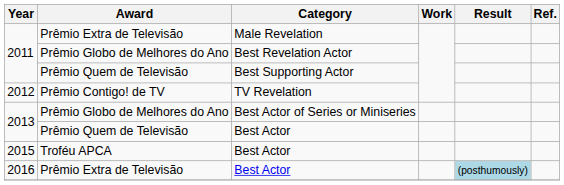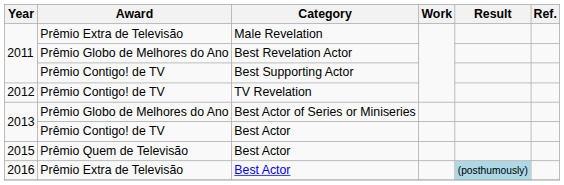(114, 72) Prêmio Quem de Televisão -> (103, 72) Prêmio Contigo! de TV
(114, 131) Prêmio Quem de Televisão -> (103, 131) Prêmio Contigo! de TV
(76, 151) Troféu APCA -> (114, 151) Prêmio Quem de Televisão
